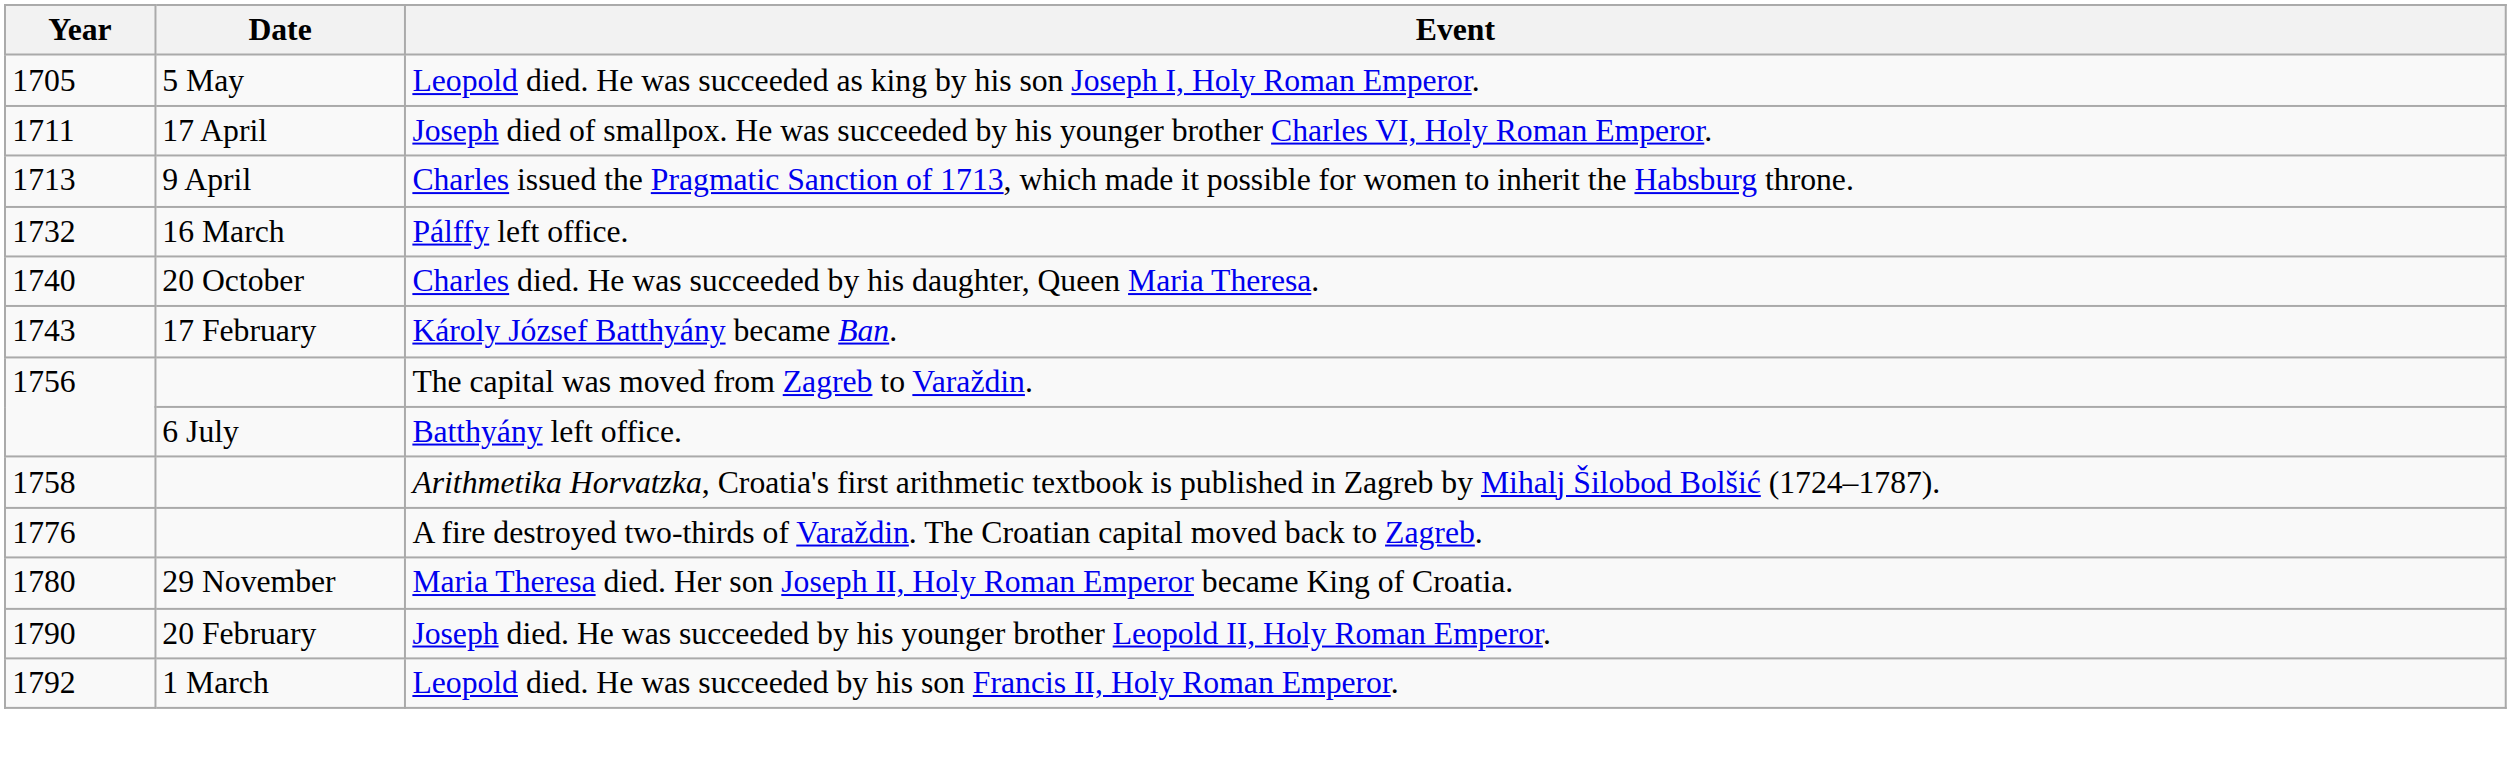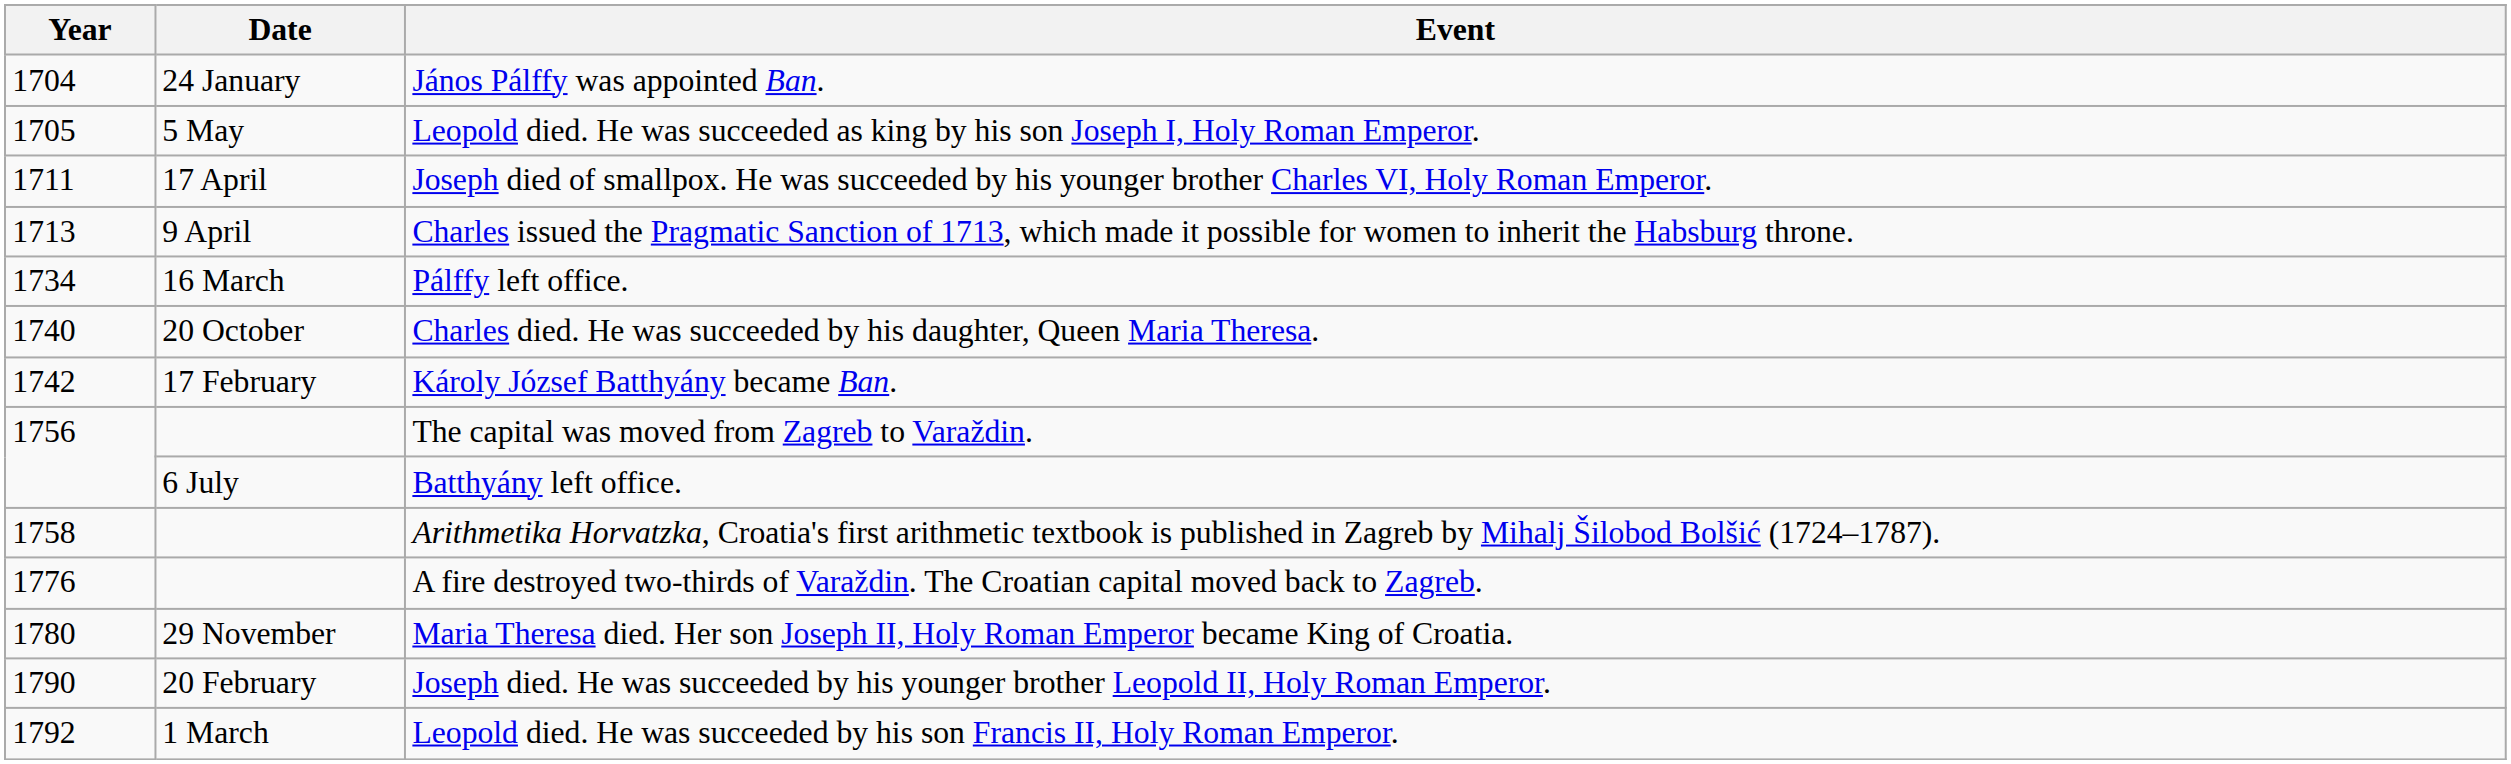+ row: (618, 79)
(44, 230) 1732 -> (44, 280) 1734
(44, 331) 1743 -> (44, 381) 1742
